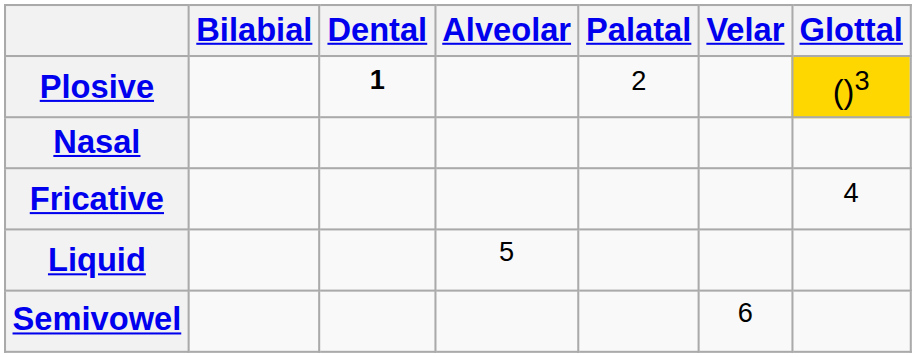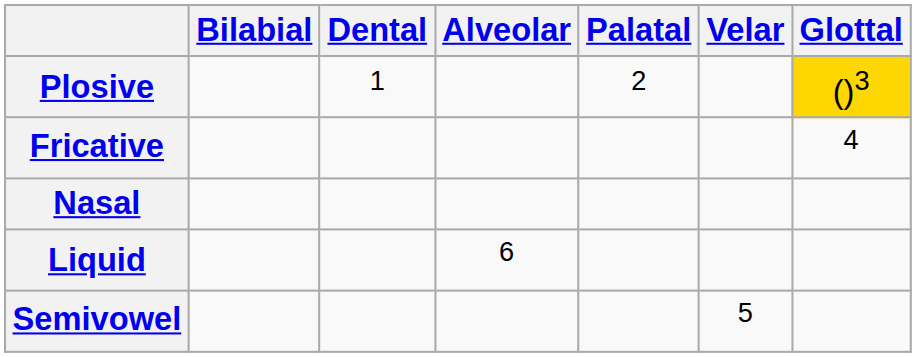(377, 86) bold -> (377, 80) normal
rows swapped: (97, 142) <-> (97, 198)
(507, 253) 5 -> (507, 253) 6
(745, 313) 6 -> (745, 313) 5
